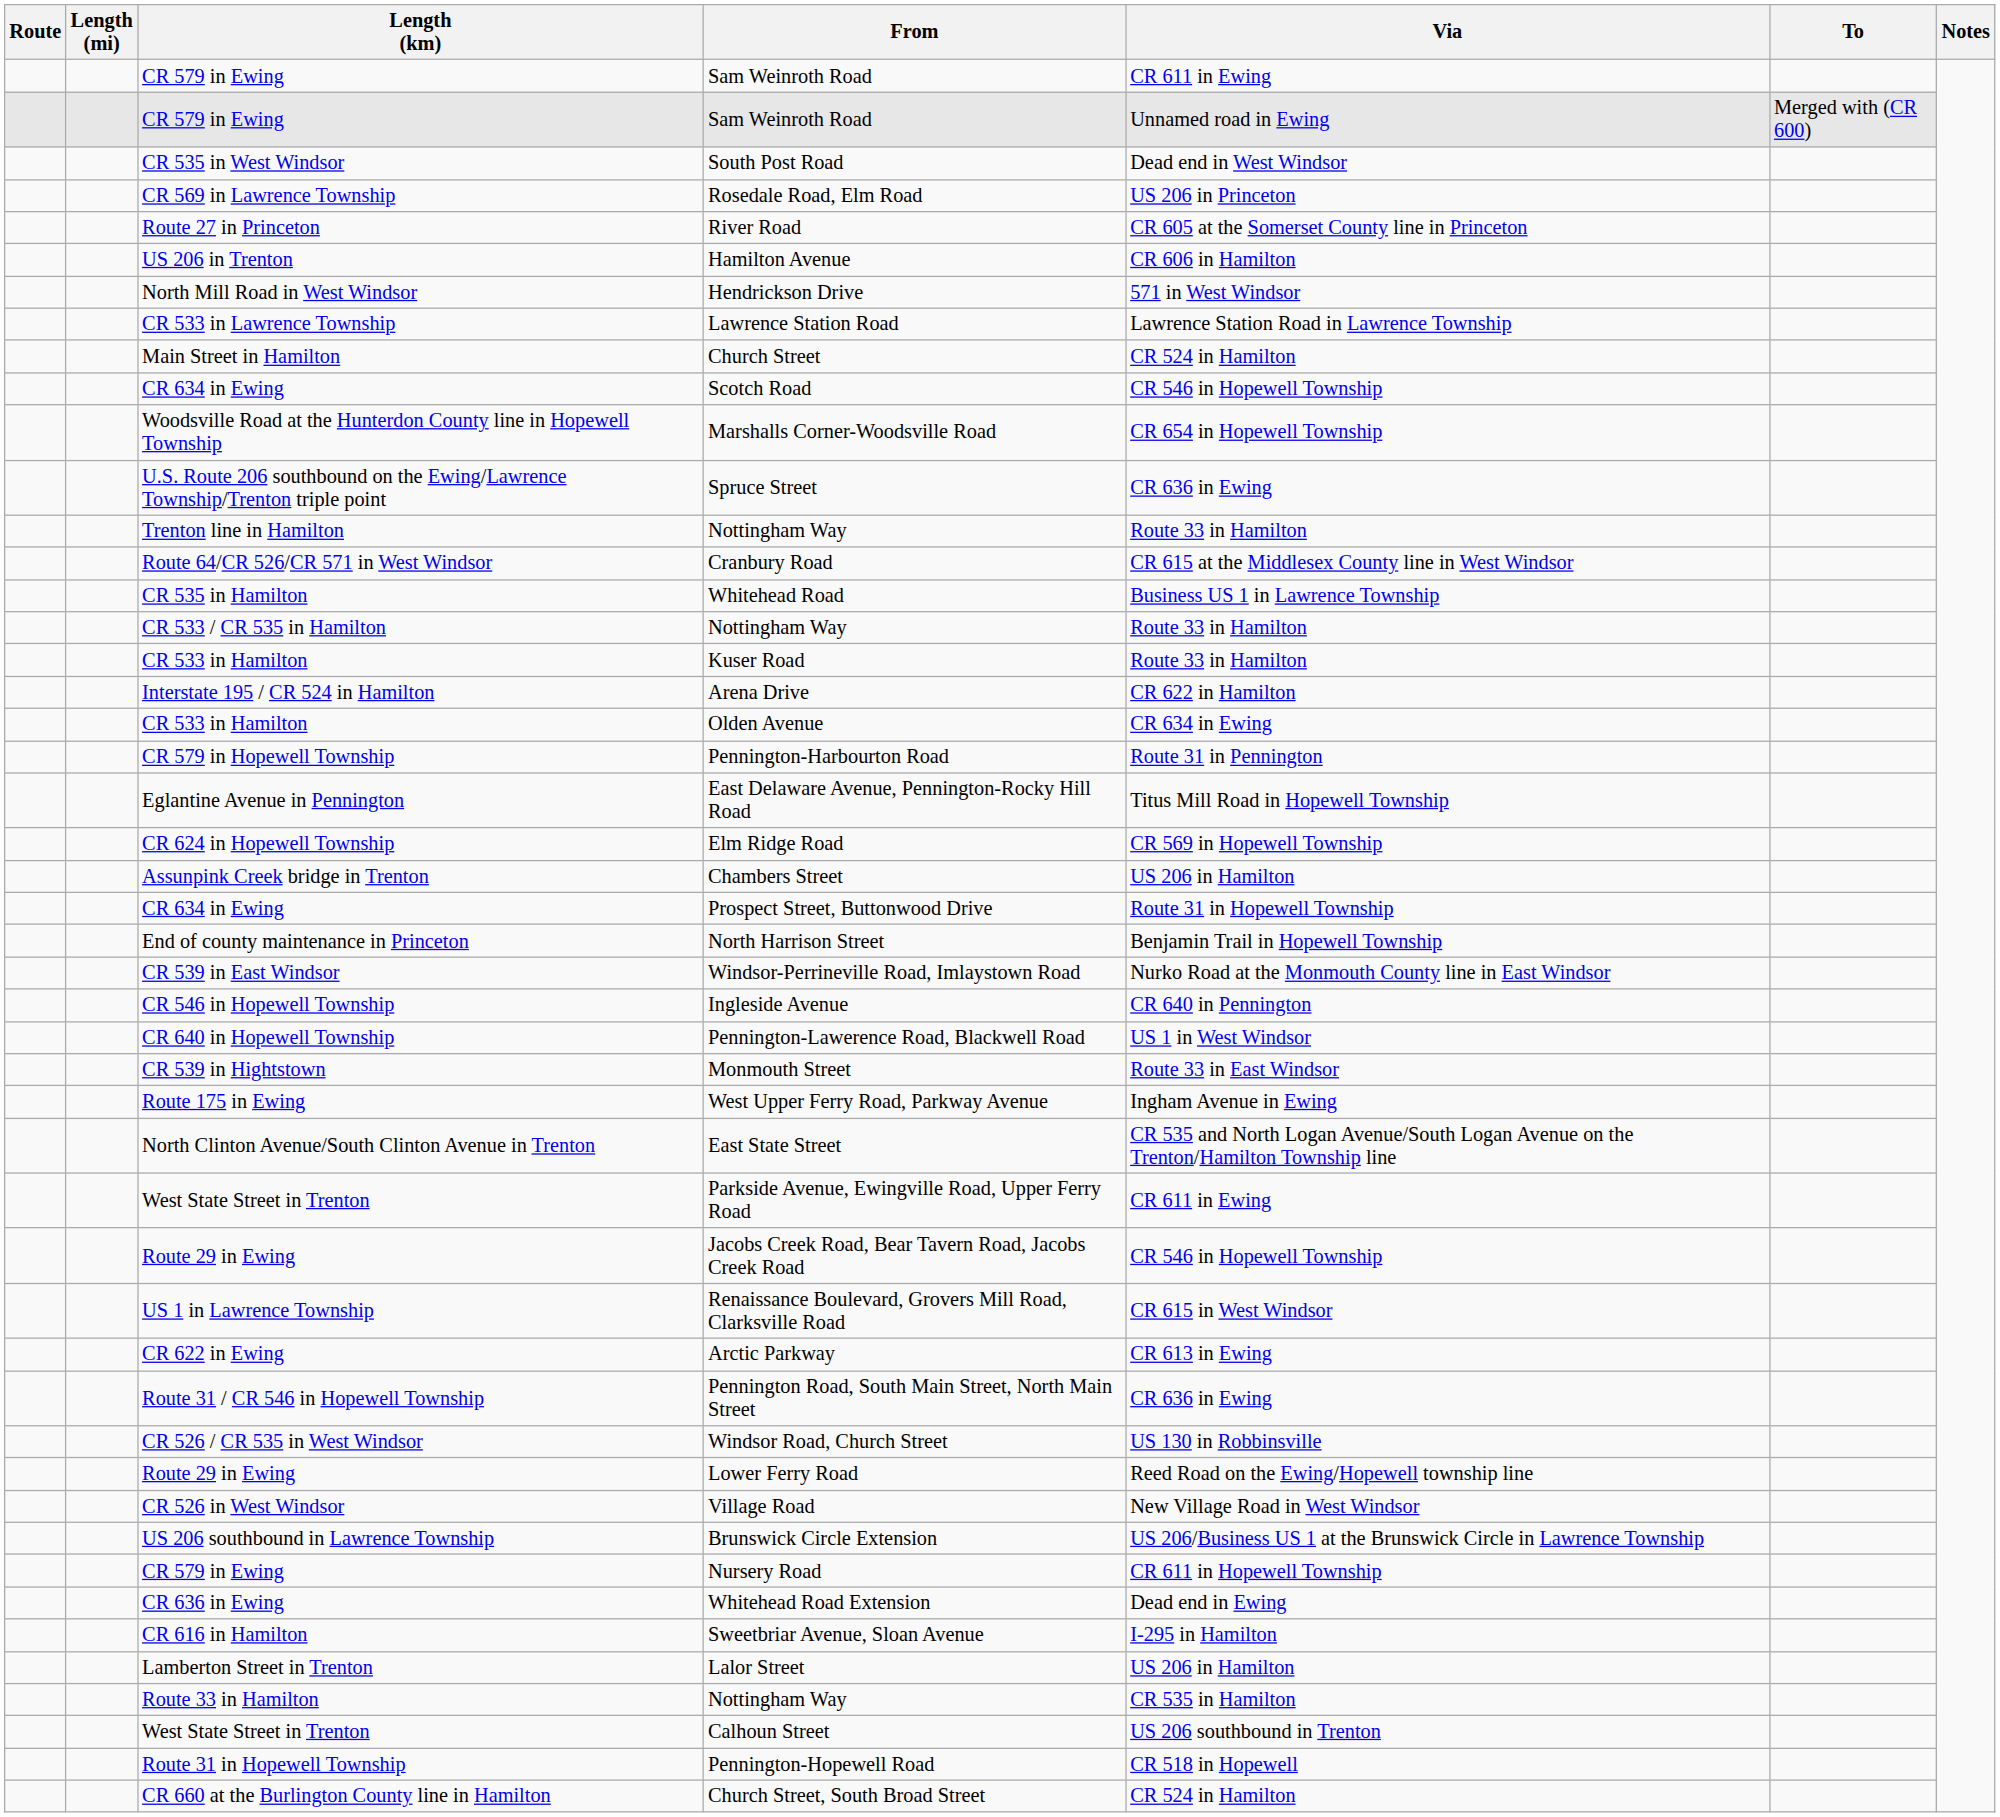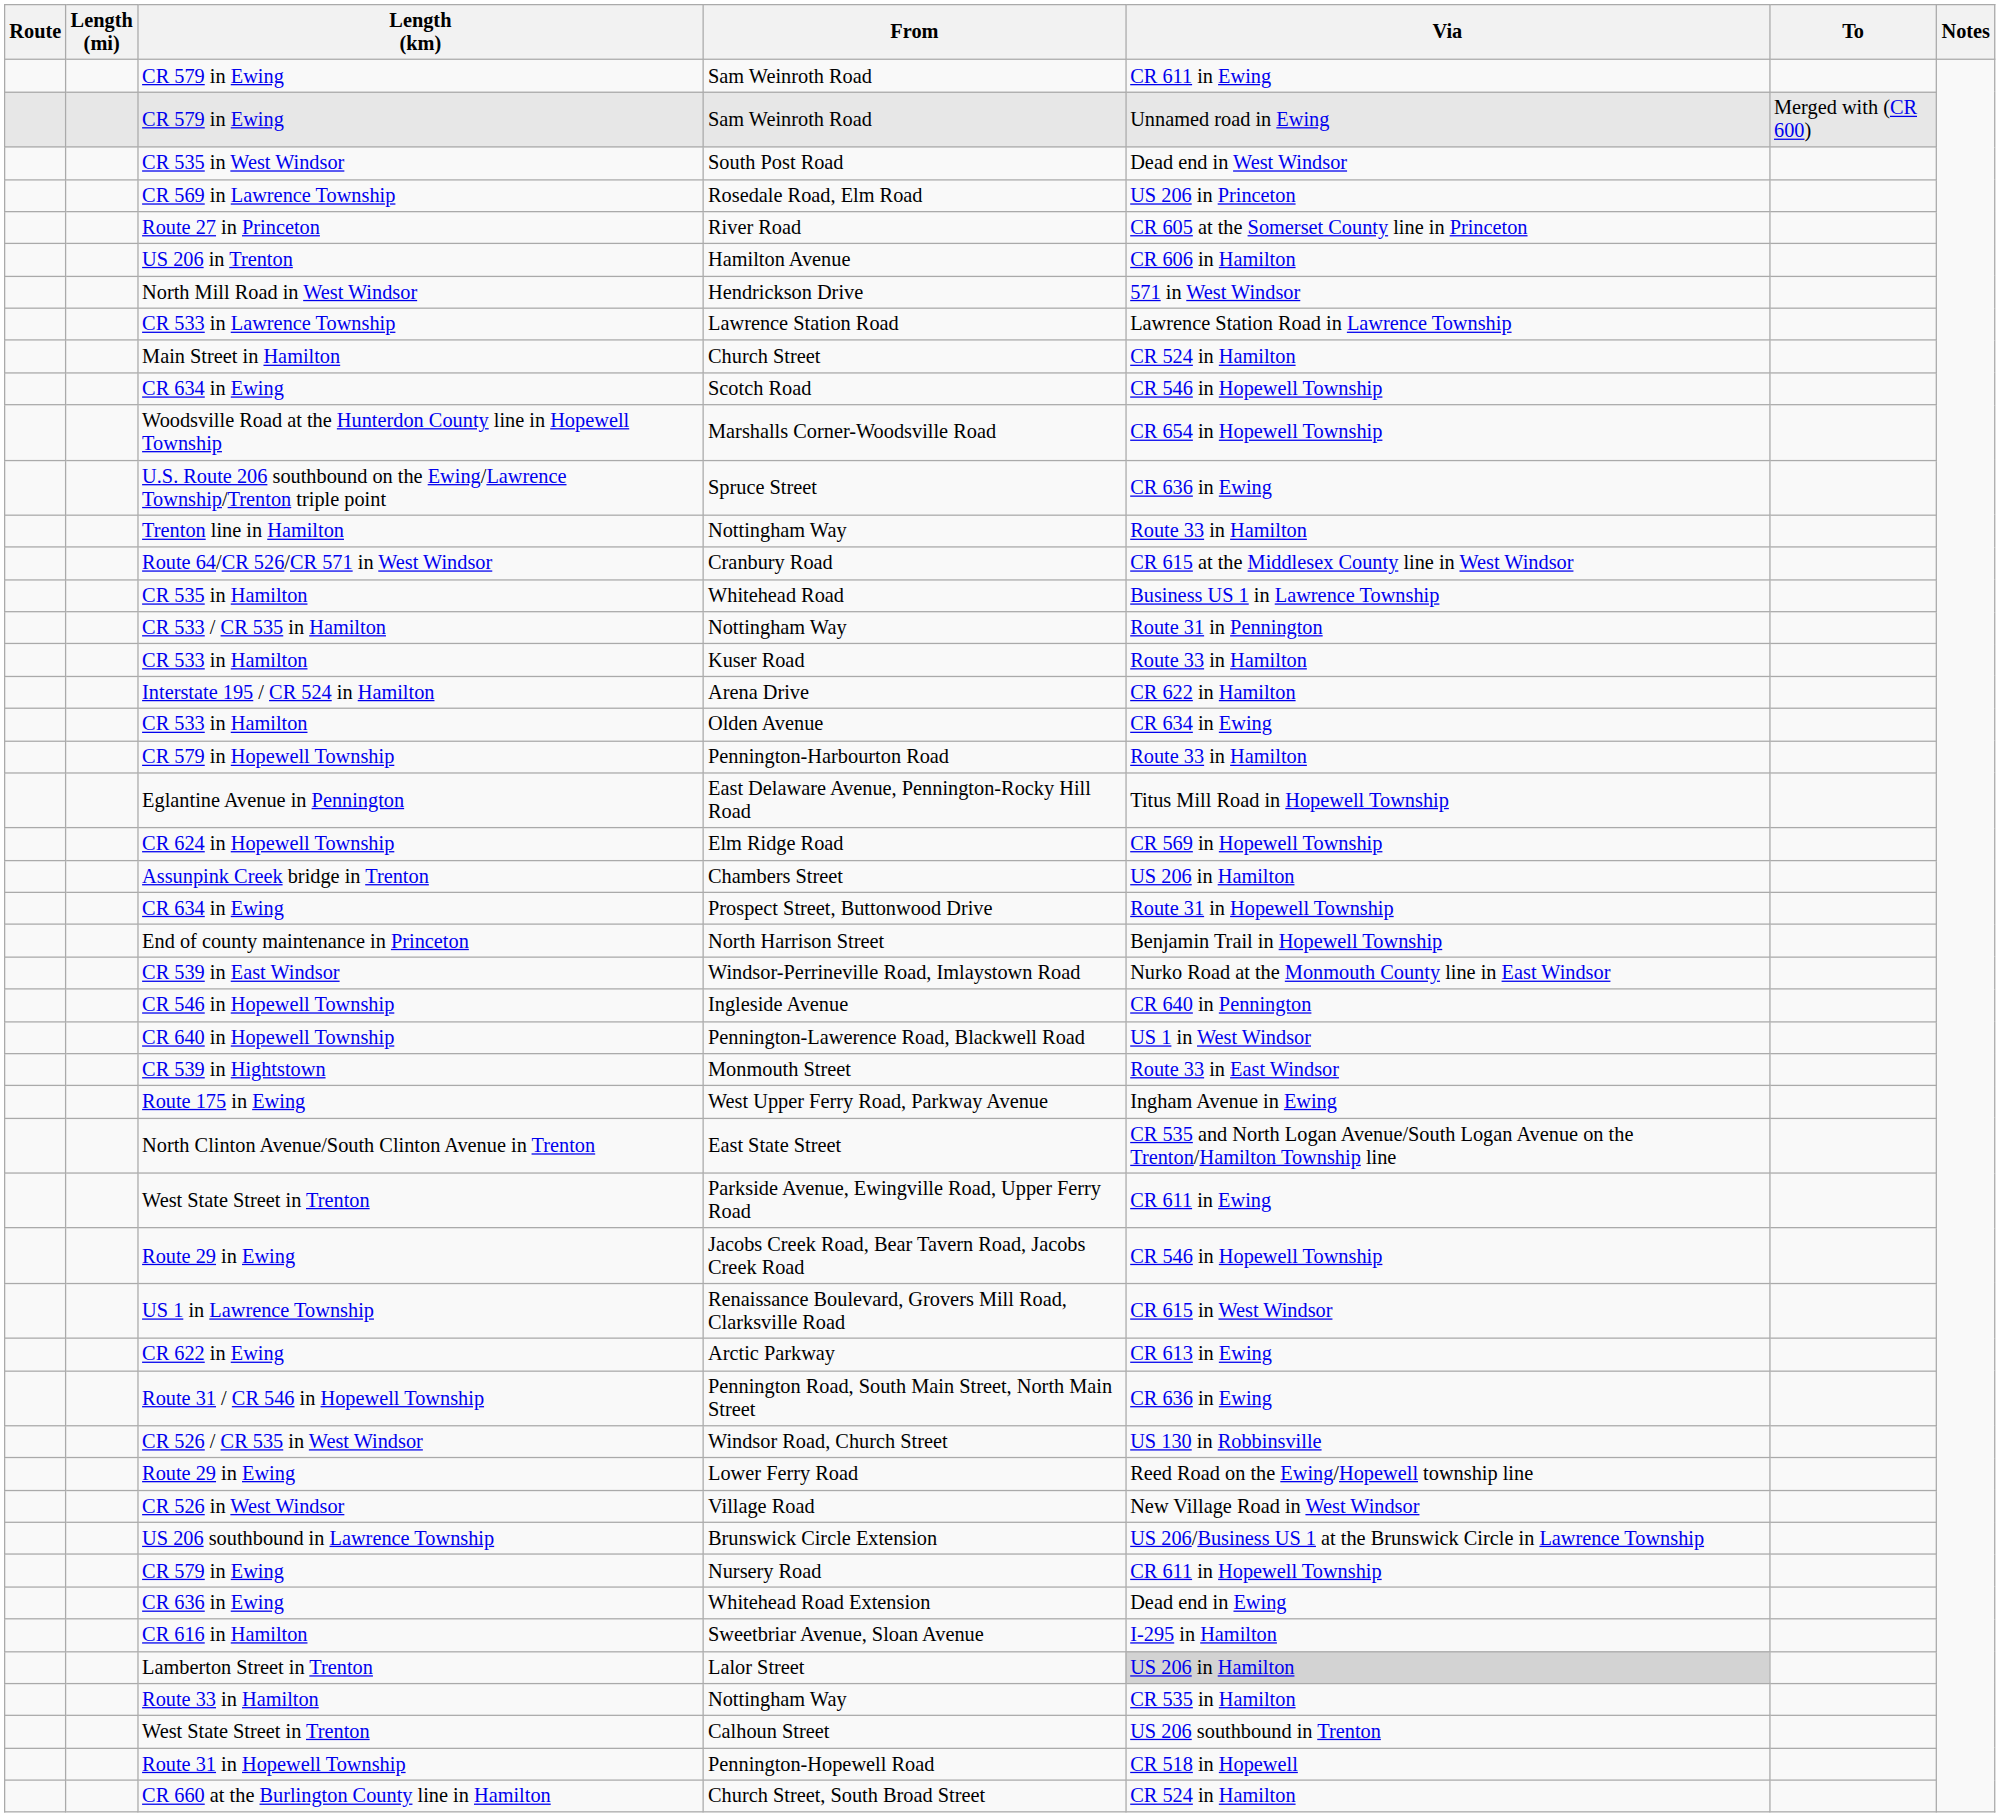(1219, 627) Route 33 in Hamilton -> (1226, 627) Route 31 in Pennington
(1226, 756) Route 31 in Pennington -> (1219, 756) Route 33 in Hamilton
(1212, 1667) no background -> (1212, 1667) lightgrey background
